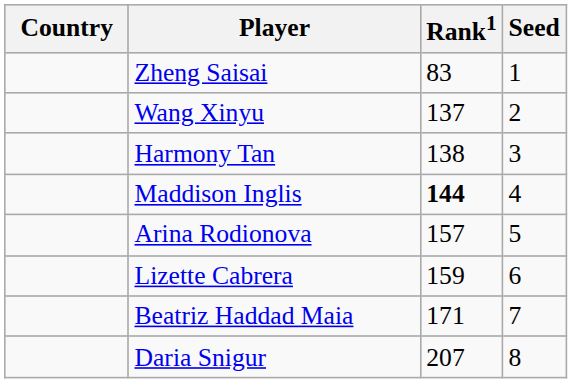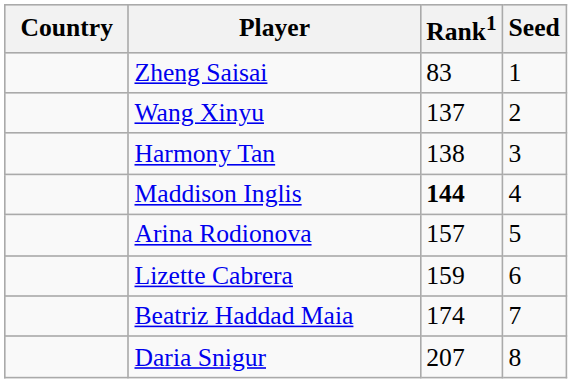(446, 315) 171 -> (446, 315) 174
